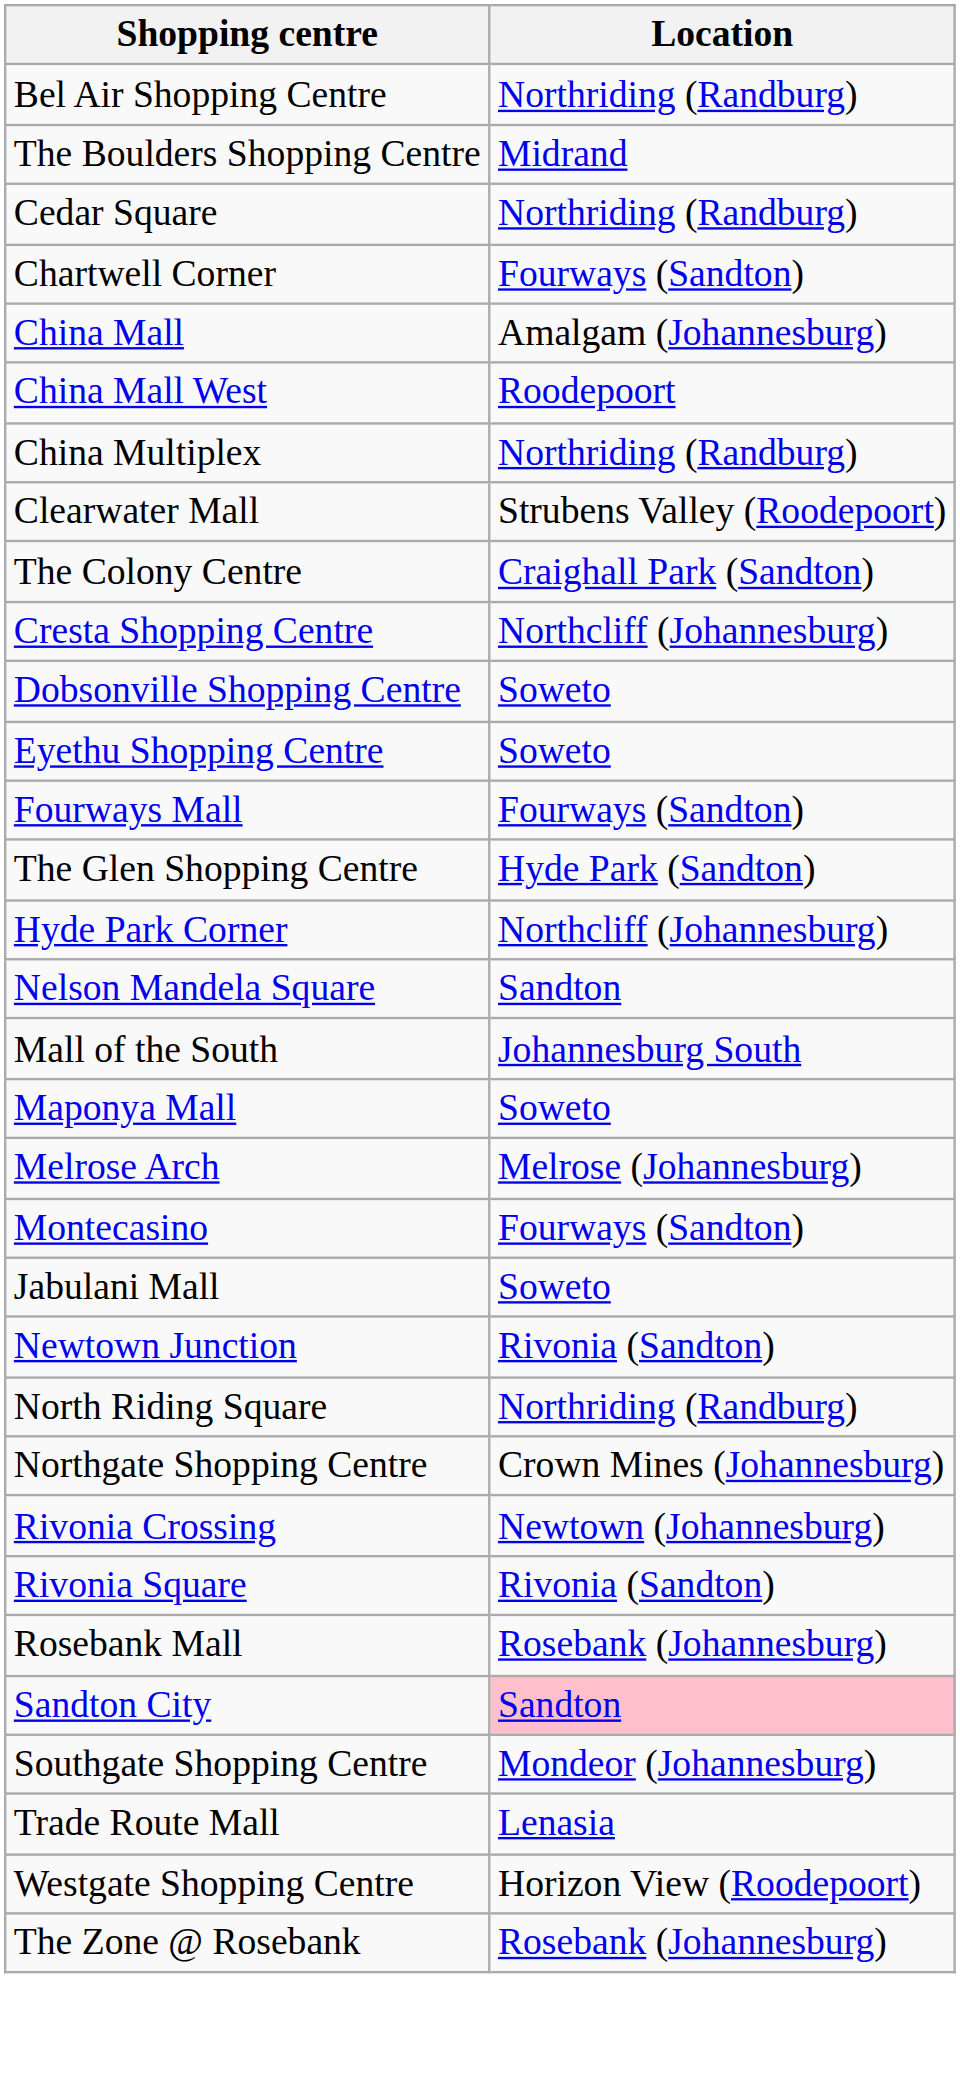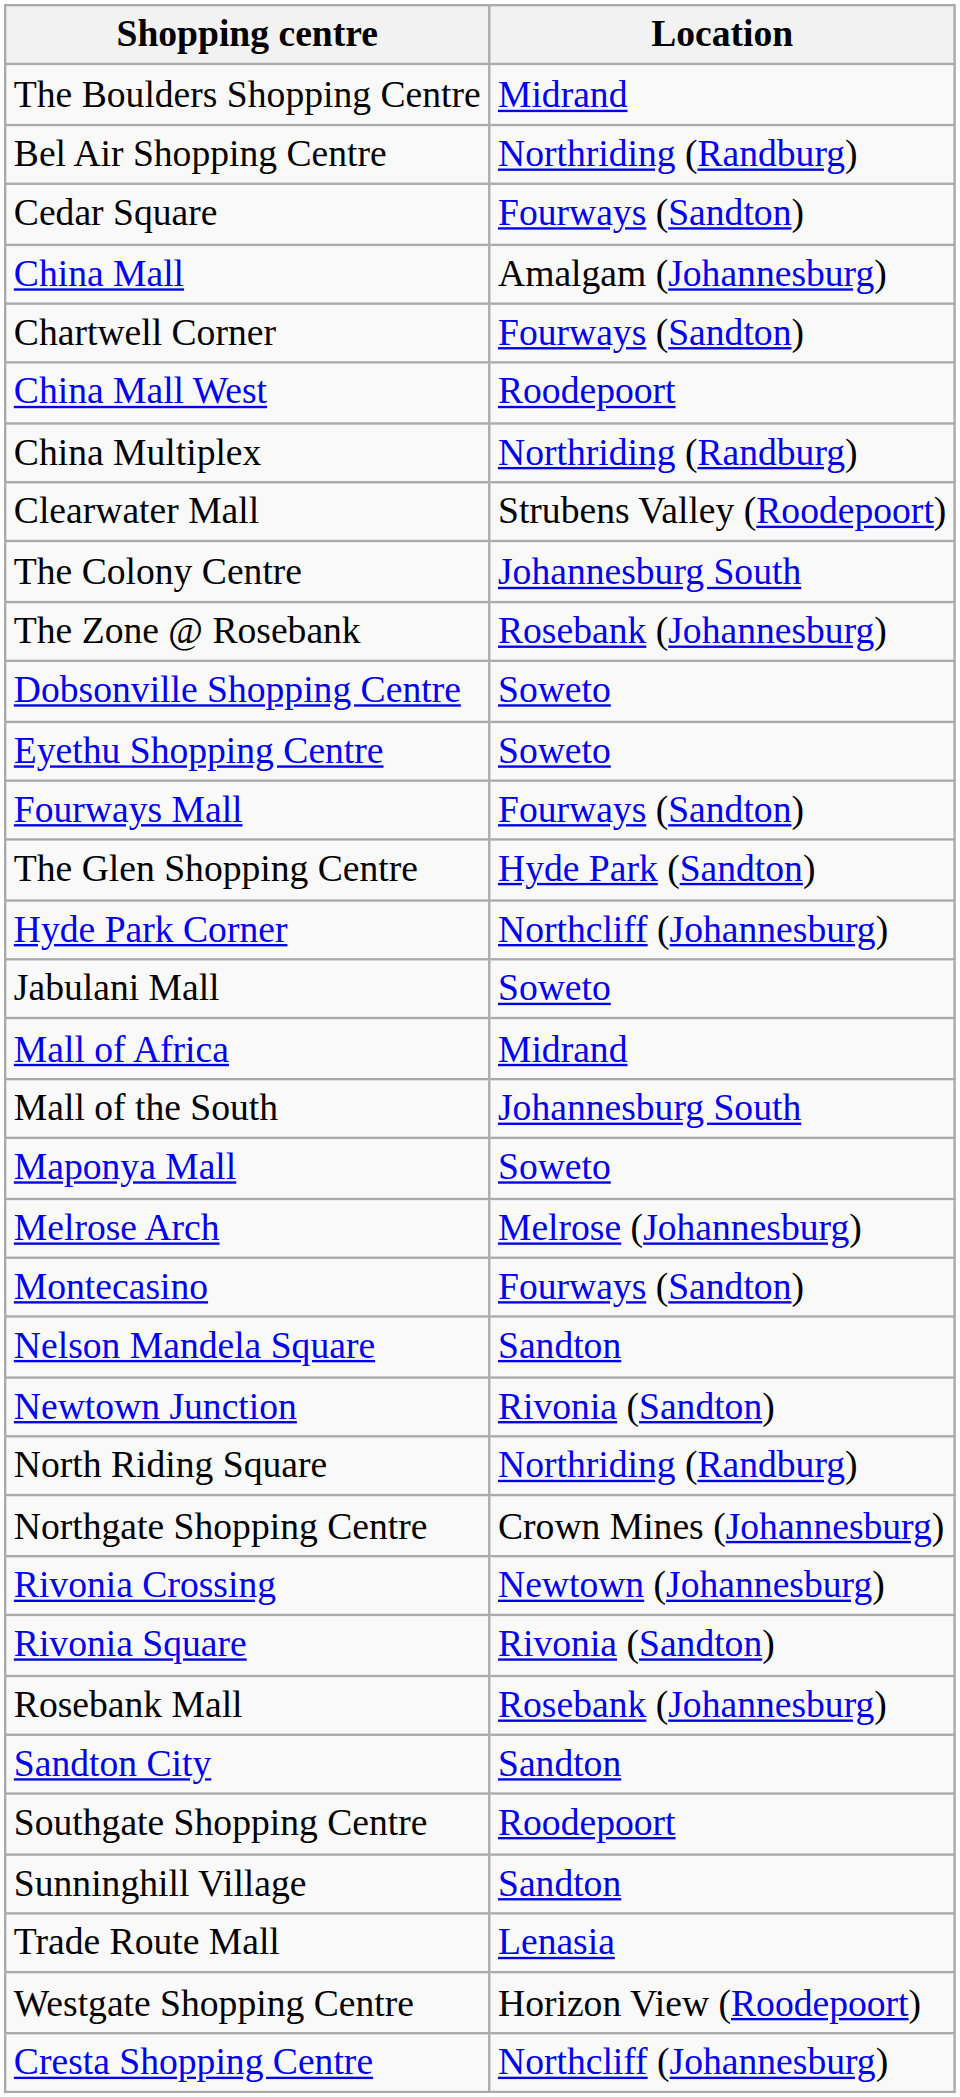rows swapped: (200, 93) <-> (247, 153)
(678, 213) Northriding (Randburg) -> (651, 213) Fourways (Sandton)
rows swapped: (145, 272) <-> (99, 332)
(686, 570) Craighall Park (Sandton) -> (650, 570) Johannesburg South
rows swapped: (193, 630) <-> (187, 1942)
rows swapped: (117, 1286) <-> (194, 988)
+ row: (121, 1048)
(560, 1703) pink background -> (560, 1763) no background
(687, 1763) Mondeor (Johannesburg) -> (587, 1823) Roodepoort
+ row: (160, 1882)
